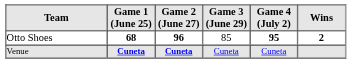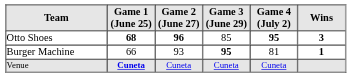(321, 37) 2 -> (321, 37) 3
+ row: (40, 52)
(179, 51) bold -> (179, 65) normal
